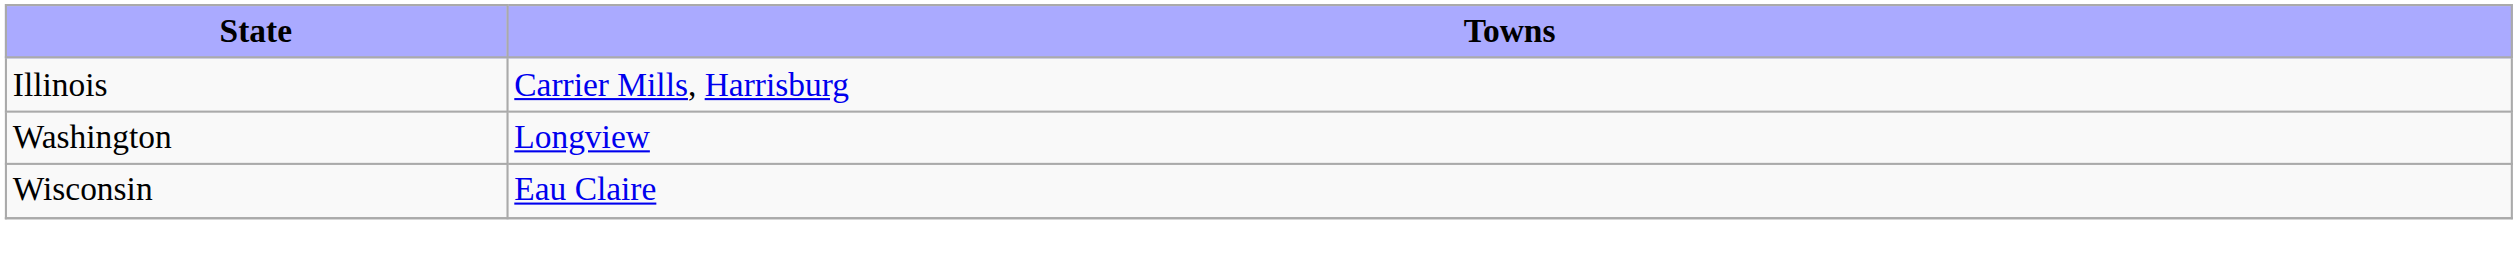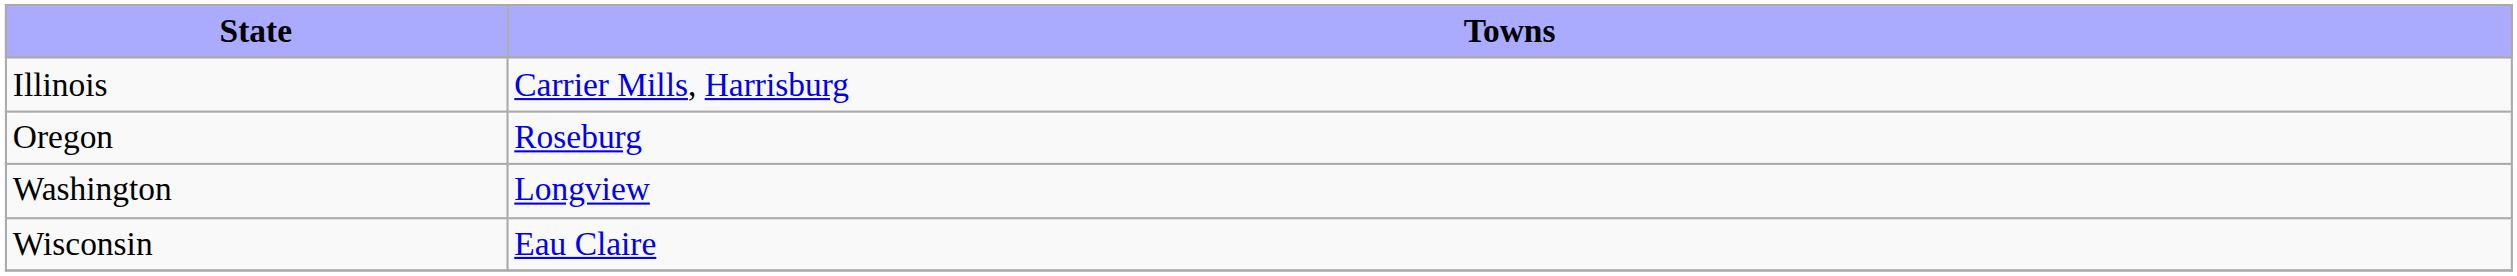+ row: (63, 137)
